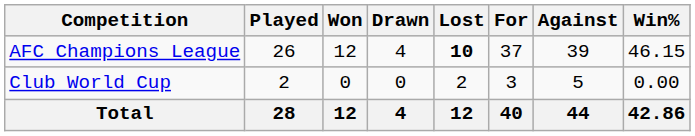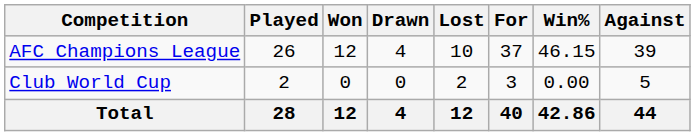columns swapped: (578, 20) <-> (657, 20)
(462, 52) bold -> (462, 52) normal
